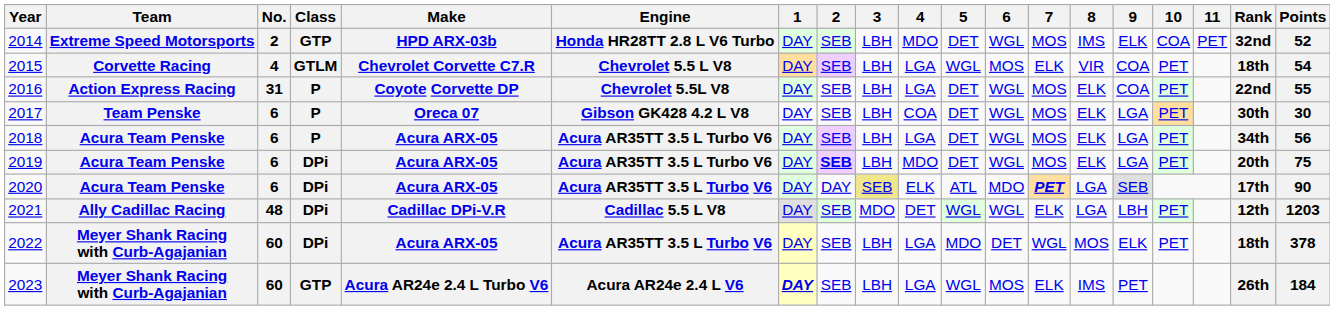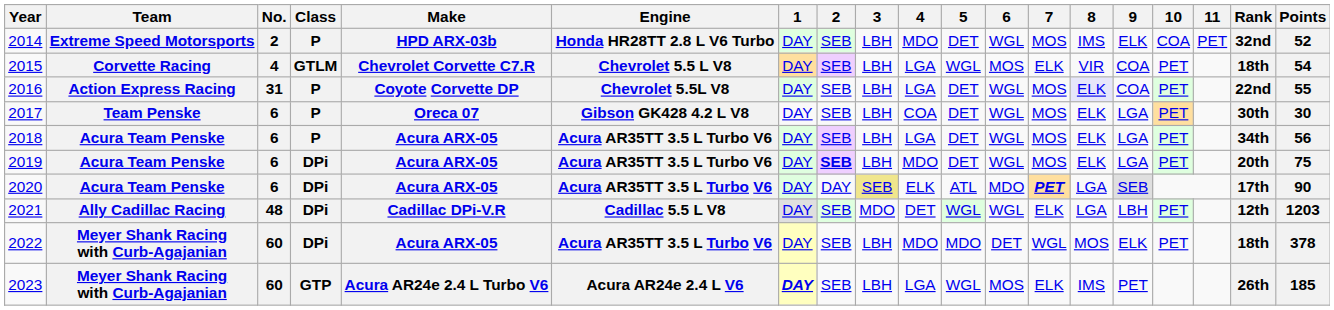(316, 40) GTP -> (316, 40) P
(1091, 89) no background -> (1091, 89) lavender background
(920, 243) LGA -> (920, 243) MDO
(1303, 284) 184 -> (1303, 284) 185
